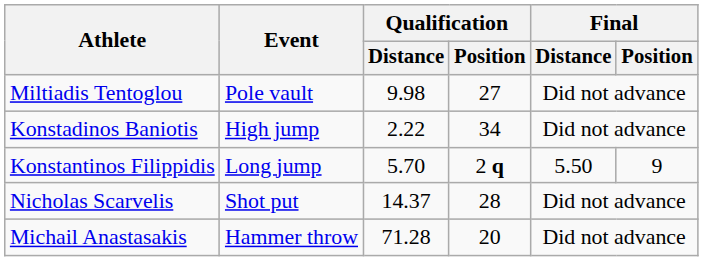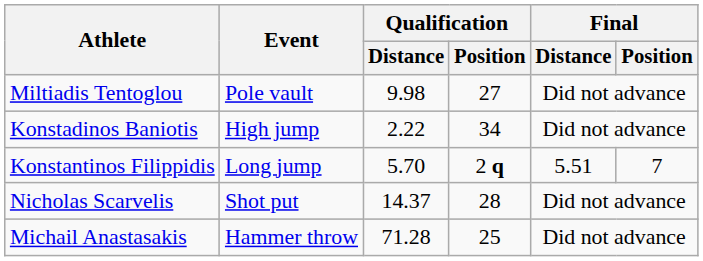(573, 165) 5.50 -> (573, 165) 5.51
(657, 165) 9 -> (657, 165) 7
(490, 237) 20 -> (490, 237) 25
